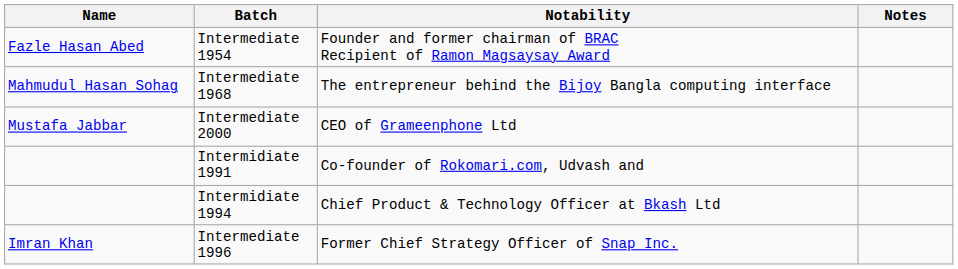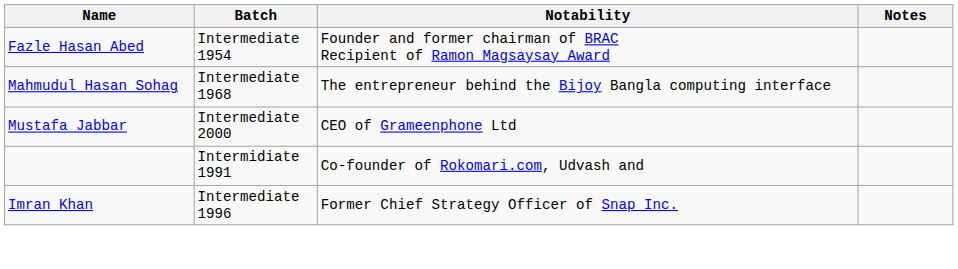- row: (249, 205)
